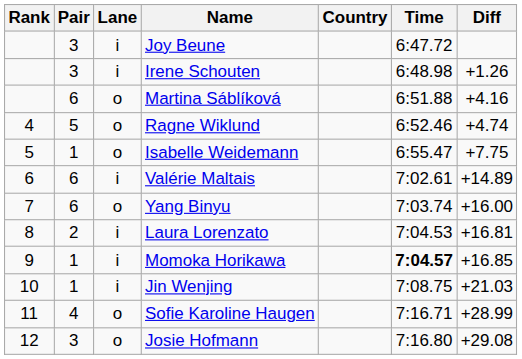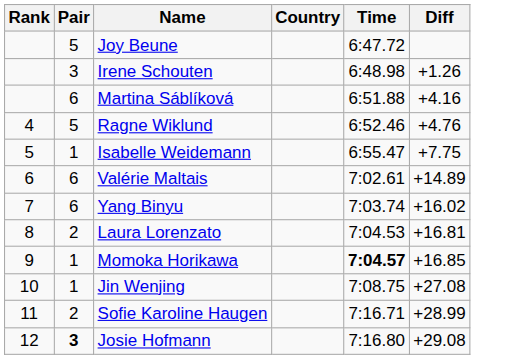- column: (117, 17)
(74, 44) 3 -> (74, 44) 5
(487, 125) +4.74 -> (439, 125) +4.76
(487, 206) +16.00 -> (439, 206) +16.02
(487, 286) +21.03 -> (439, 286) +27.08
(74, 313) 4 -> (74, 313) 2
(74, 340) normal -> (74, 340) bold
